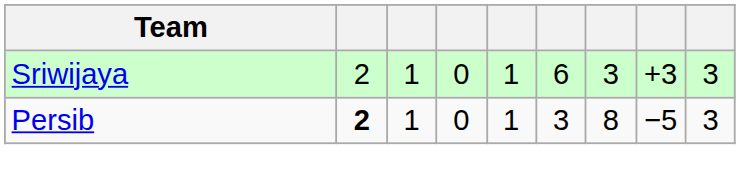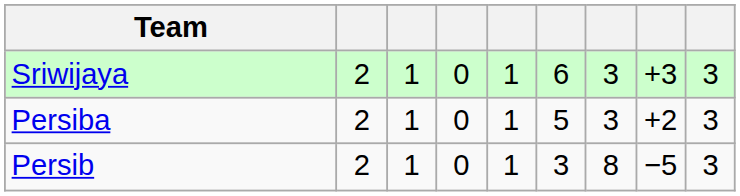+ row: (61, 119)
(362, 119) bold -> (362, 166) normal
